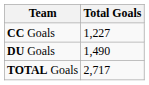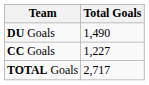rows swapped: (31, 51) <-> (31, 32)
